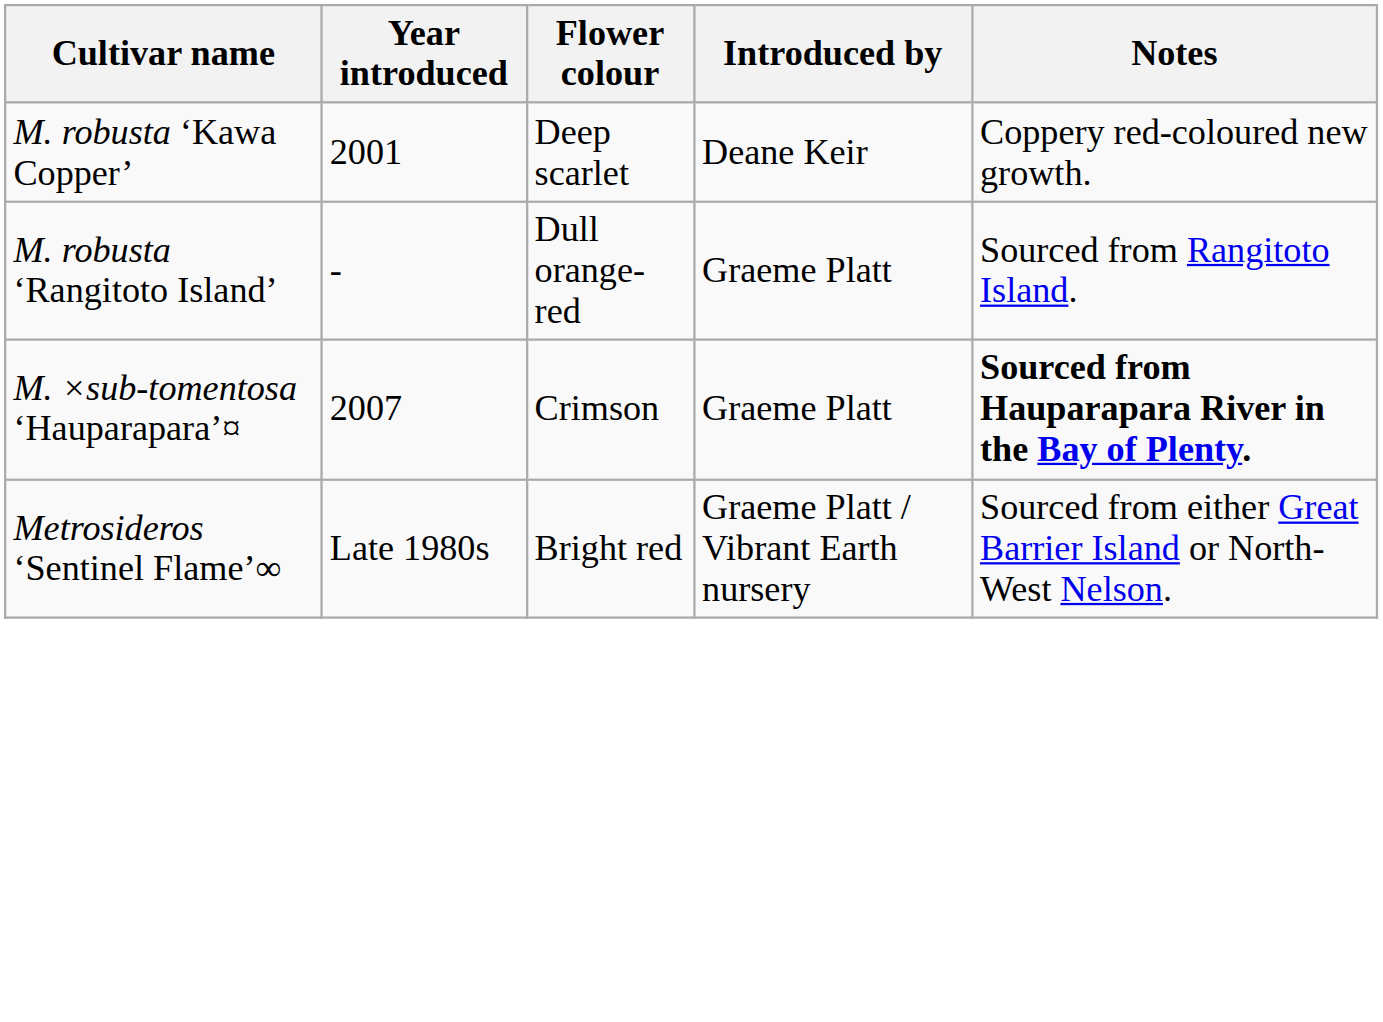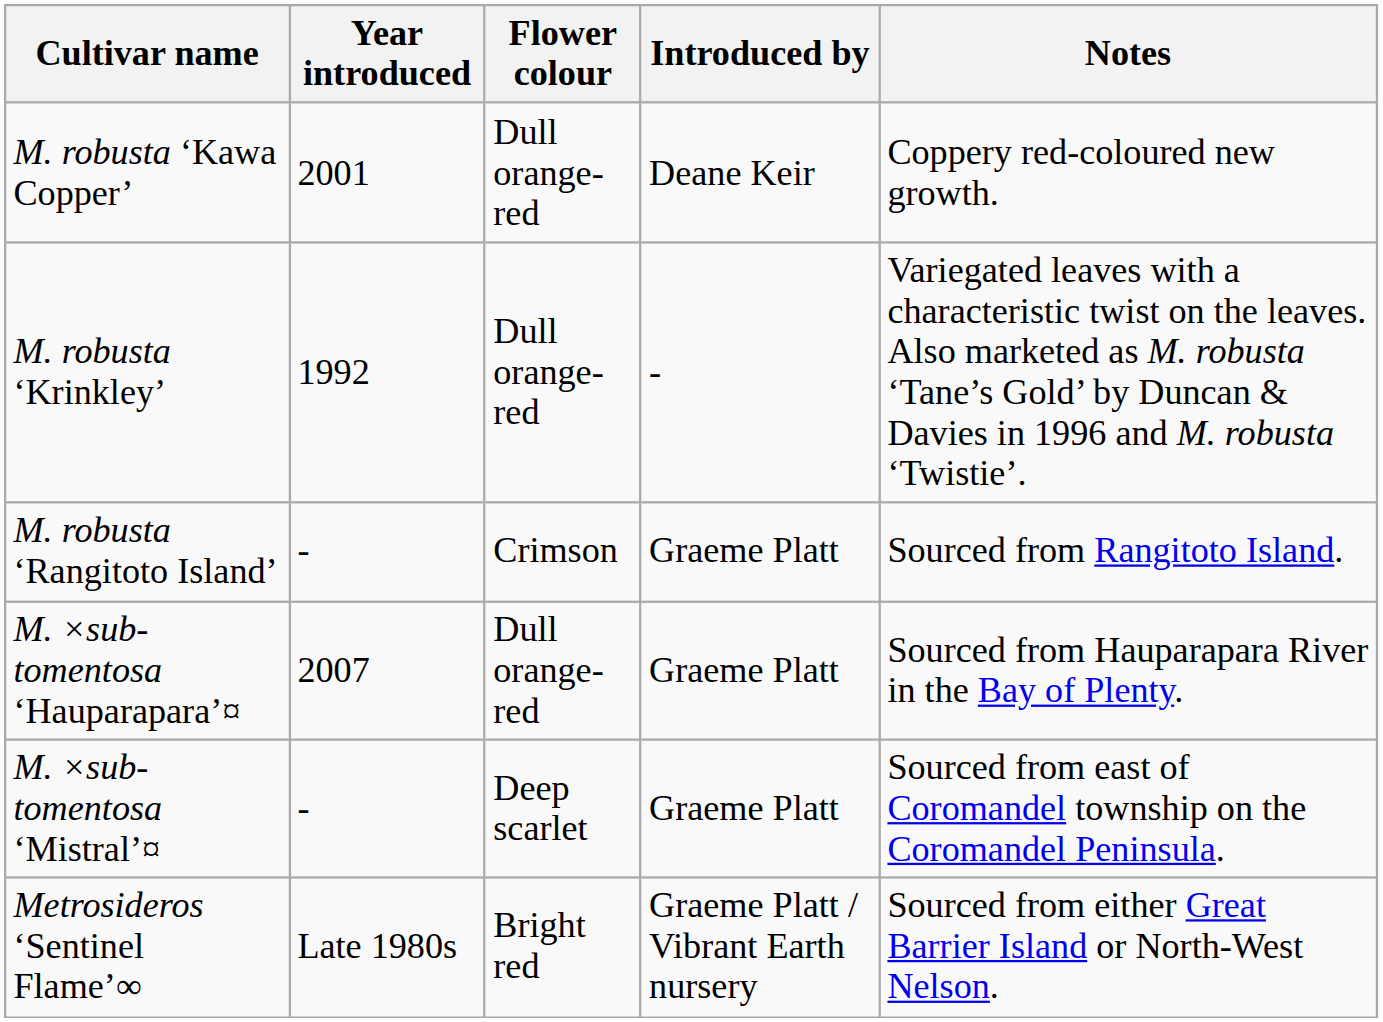(582, 151) Deep scarlet -> (549, 171) Dull orange-red
+ row: (92, 371)
(590, 269) Dull orange-red -> (556, 550) Crimson
(597, 408) Crimson -> (549, 669) Dull orange-red
(1152, 408) bold -> (1128, 669) normal
+ row: (88, 808)
